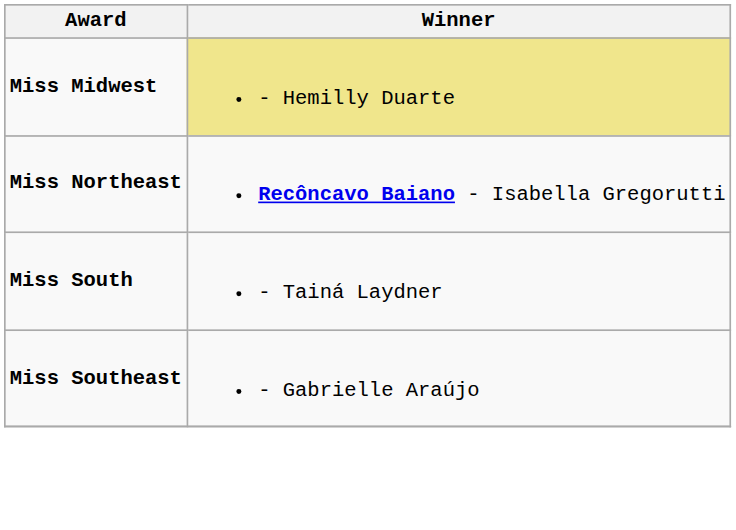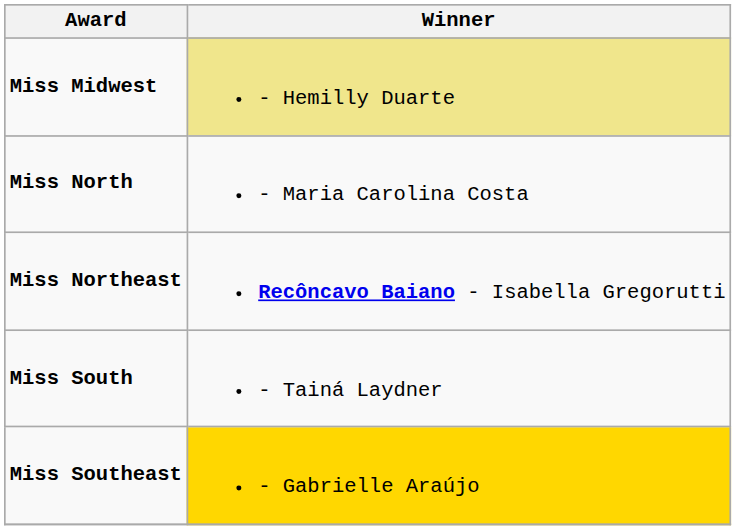+ row: (71, 184)
(459, 391) no background -> (459, 488) gold background
